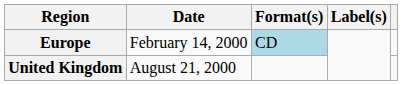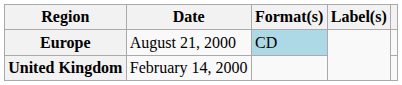(189, 42) February 14, 2000 -> (183, 42) August 21, 2000
(183, 67) August 21, 2000 -> (189, 67) February 14, 2000
